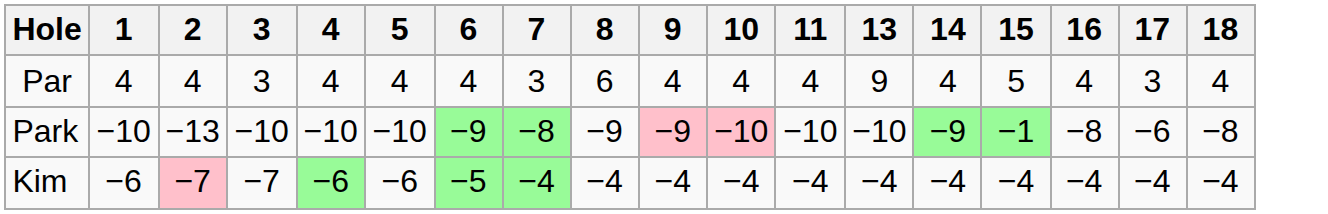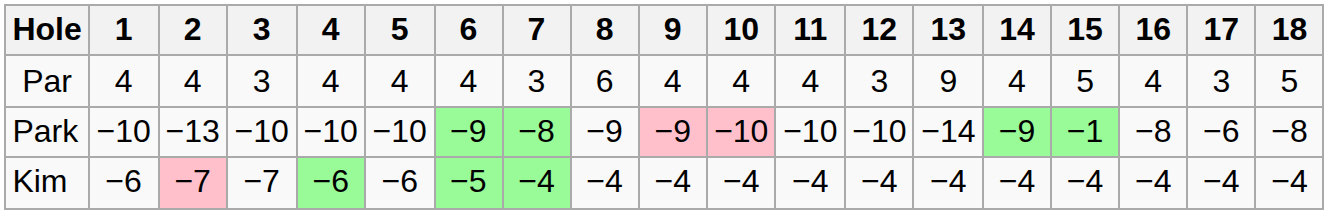+ column: (879, 29)
(1220, 80) 4 -> (1289, 80) 5
(879, 131) −10 -> (948, 131) −14
